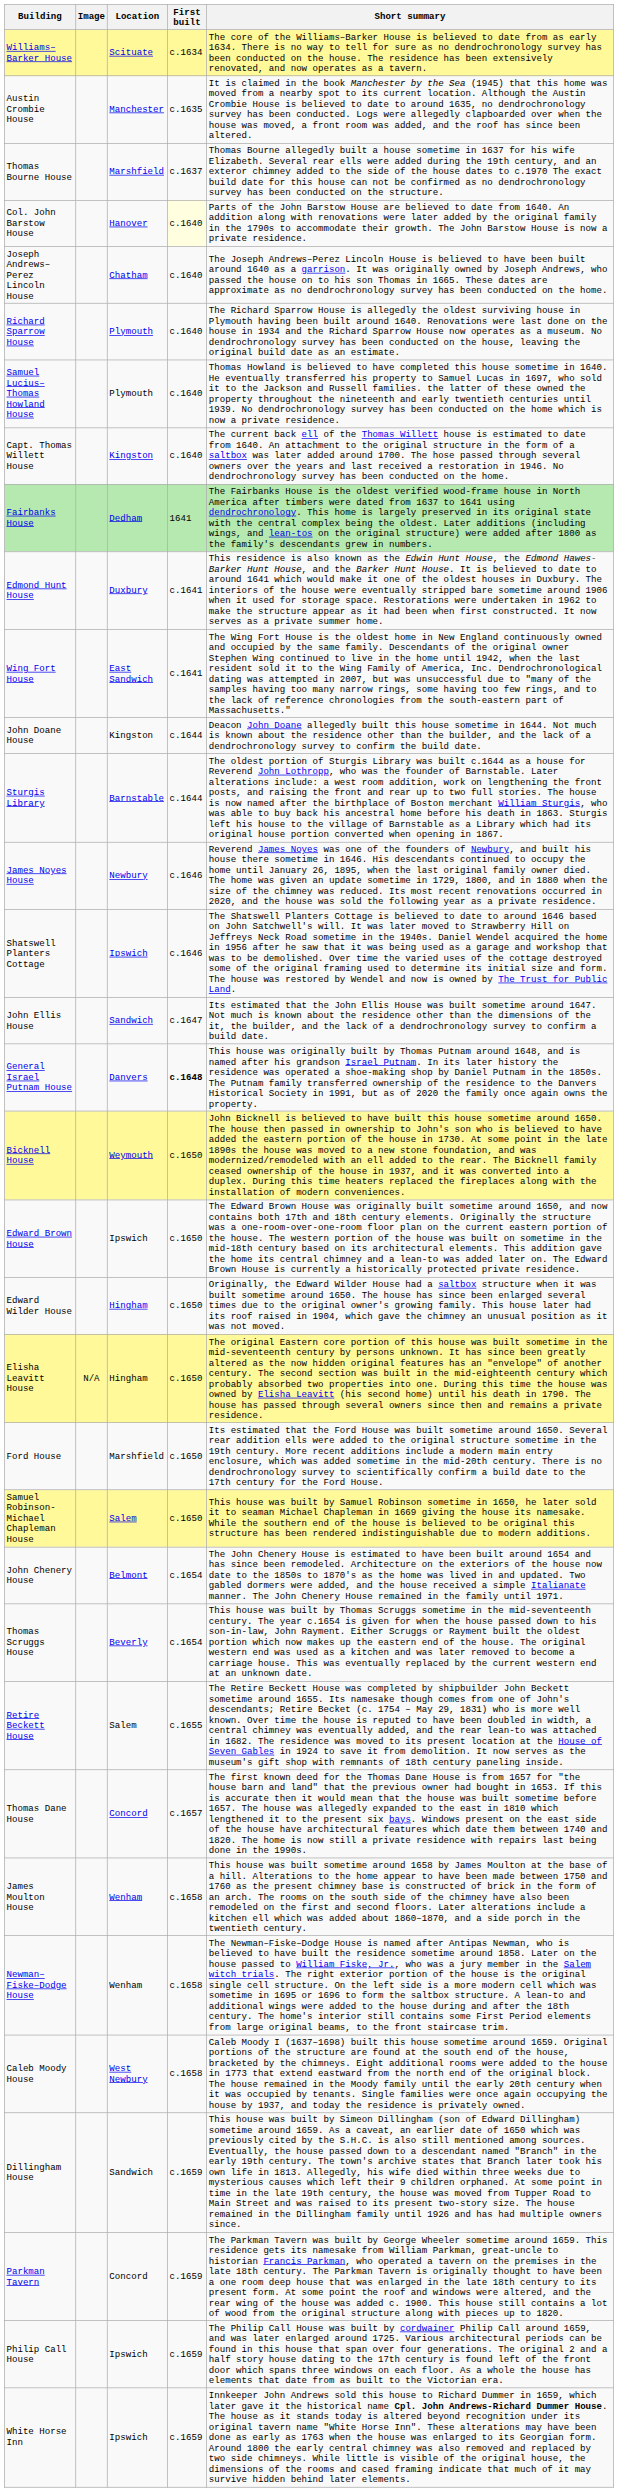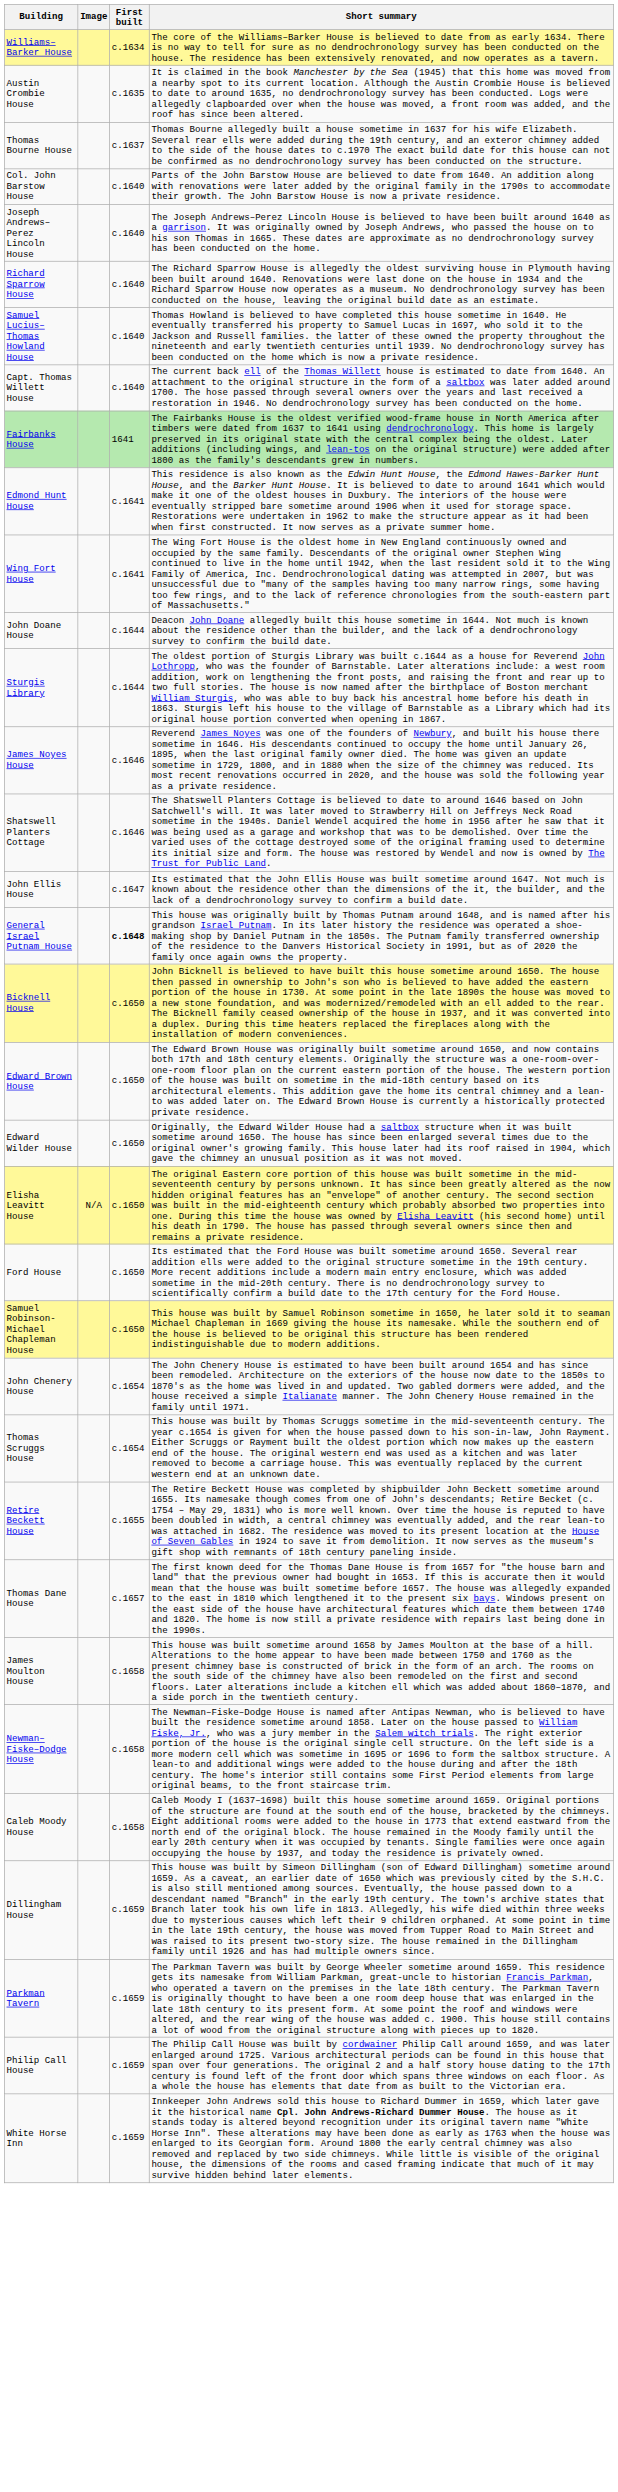- column: (137, 17)
(186, 223) lightyellow background -> (128, 187) no background
